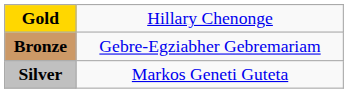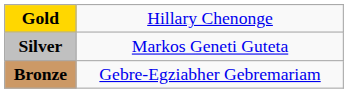rows swapped: (40, 74) <-> (40, 46)
